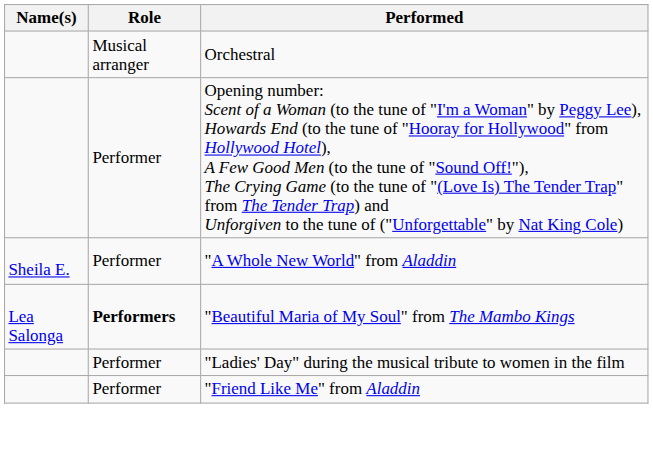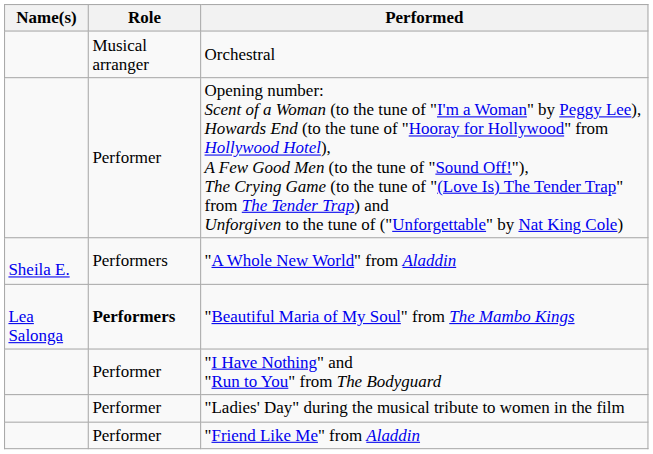(127, 260) Performer -> (130, 260) Performers
+ row: (323, 371)
